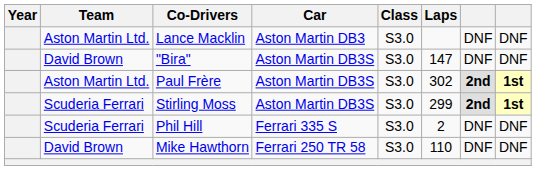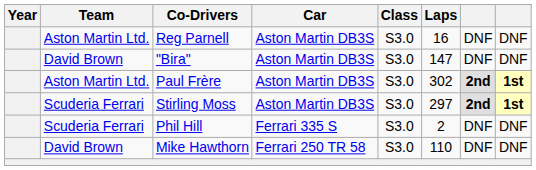- row: (201, 38)
+ row: (192, 38)
(441, 104) 299 -> (441, 104) 297
